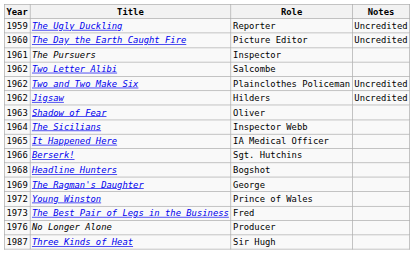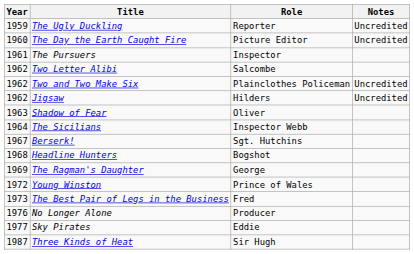- row: (75, 141)
(17, 156) 1966 -> (17, 141) 1967
+ row: (61, 228)
